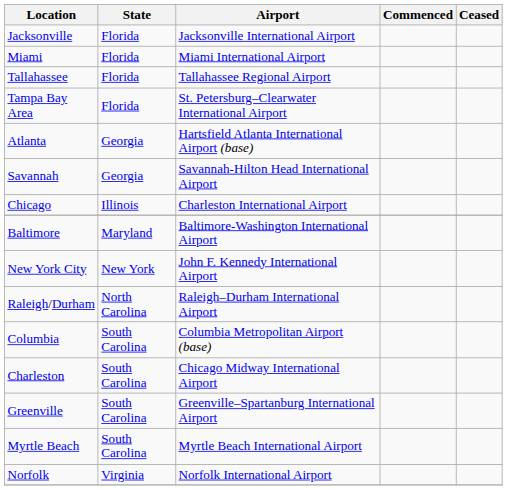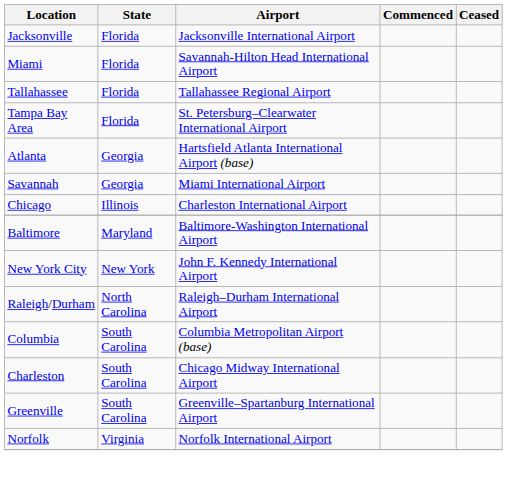(252, 56) Miami International Airport -> (274, 63) Savannah-Hilton Head International Airport
(274, 176) Savannah-Hilton Head International Airport -> (252, 184) Miami International Airport
- row: (43, 446)
